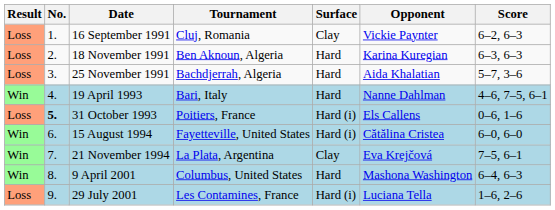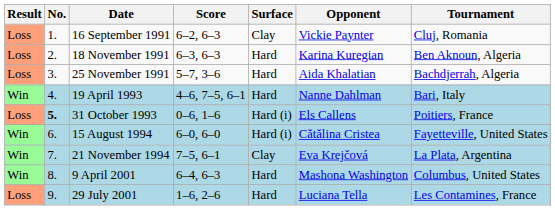columns swapped: (243, 14) <-> (513, 14)
(336, 194) Hard (i) -> (264, 194) Hard
